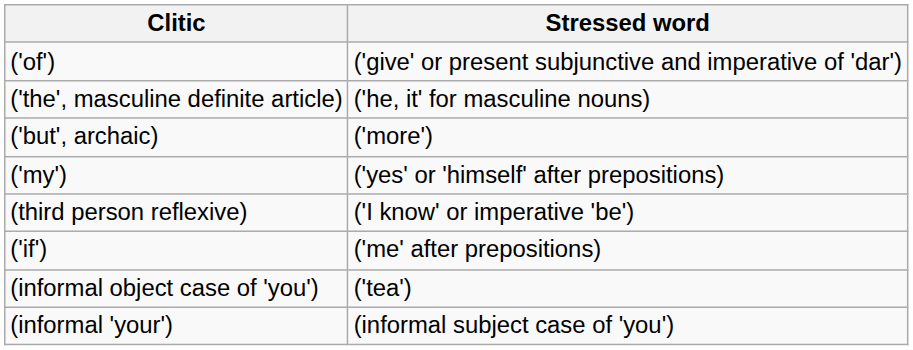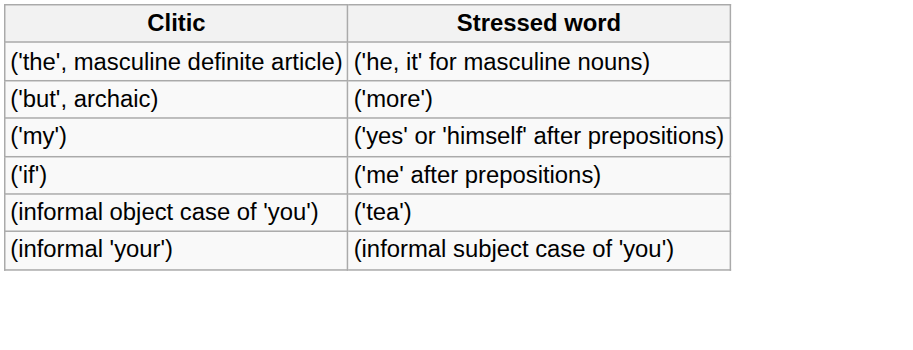- row: (33, 61)
- row: (129, 212)
